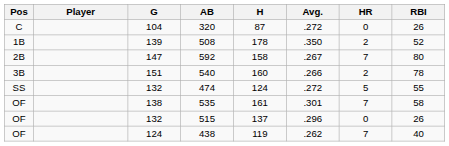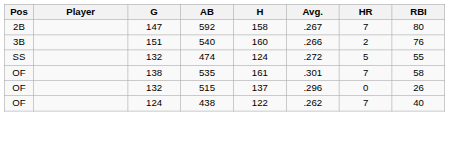- row: (207, 27)
- row: (207, 42)
(418, 73) 78 -> (418, 42) 76
(260, 133) 119 -> (260, 103) 122
